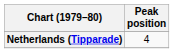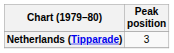(147, 39) 4 -> (147, 39) 3
